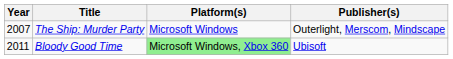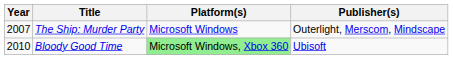(18, 46) 2011 -> (19, 46) 2010
